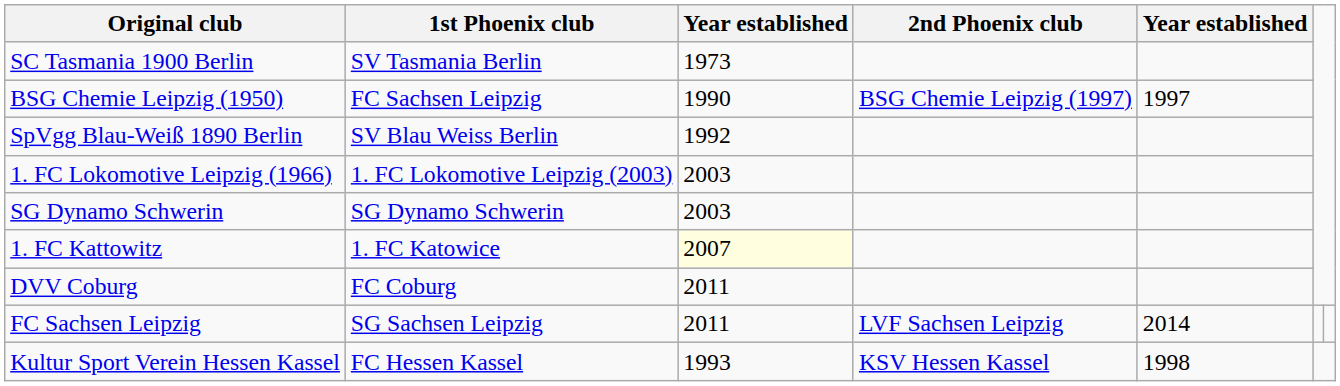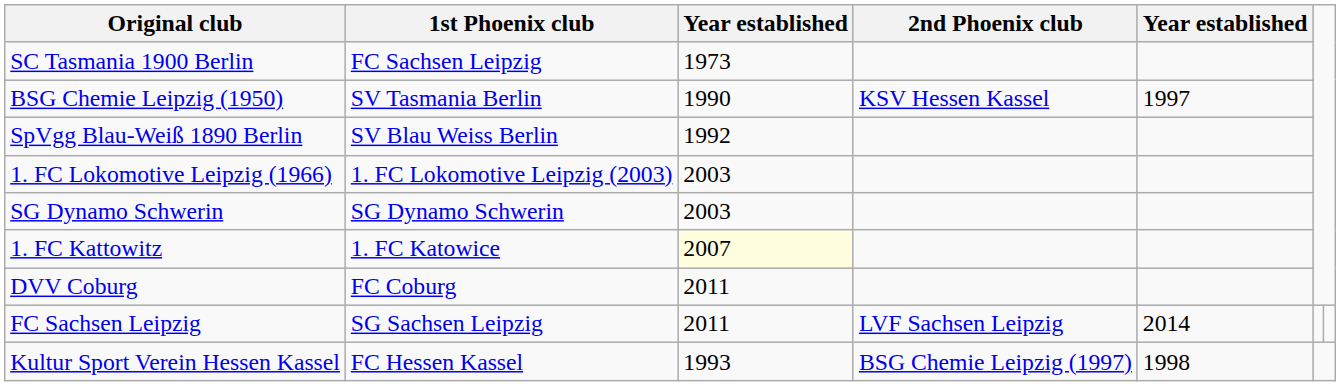(446, 60) SV Tasmania Berlin -> (446, 60) FC Sachsen Leipzig
(446, 98) FC Sachsen Leipzig -> (446, 98) SV Tasmania Berlin
(995, 98) BSG Chemie Leipzig (1997) -> (954, 98) KSV Hessen Kassel
(954, 361) KSV Hessen Kassel -> (995, 361) BSG Chemie Leipzig (1997)
